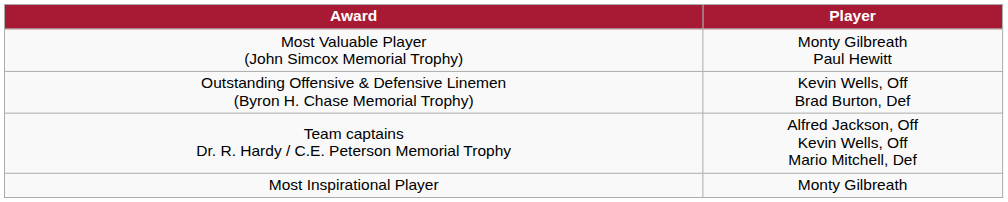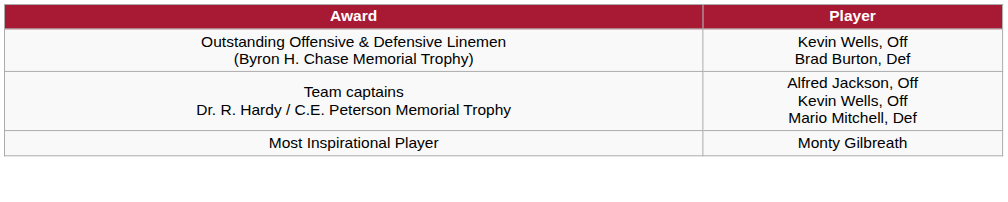- row: (354, 50)
